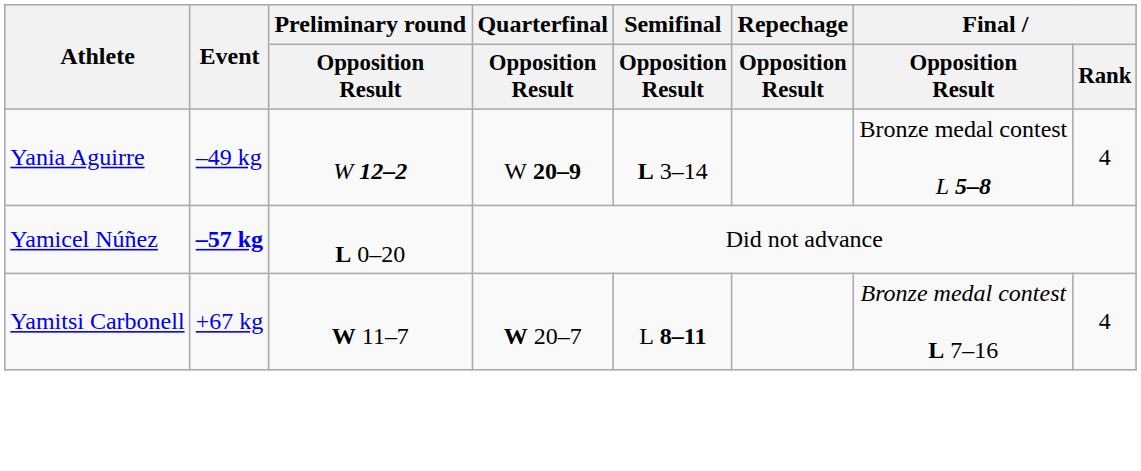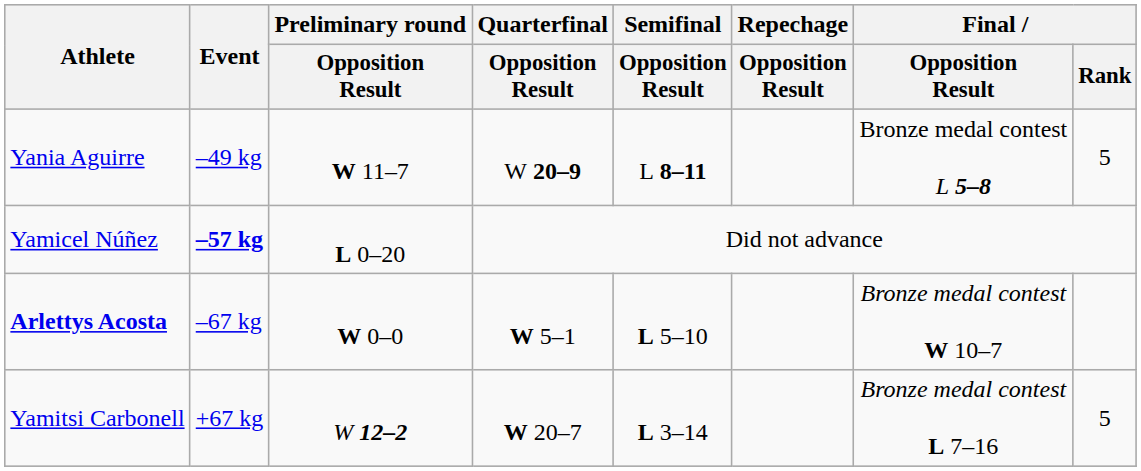(370, 171) W 12–2 -> (370, 171) W 11–7
(673, 171) L 3–14 -> (673, 171) L 8–11
(1105, 156) 4 -> (1105, 156) 5
+ row: (89, 321)
(370, 335) W 11–7 -> (370, 432) W 12–2
(673, 335) L 8–11 -> (673, 432) L 3–14
(1105, 321) 4 -> (1105, 417) 5
